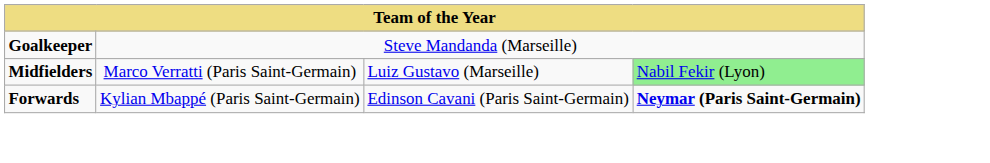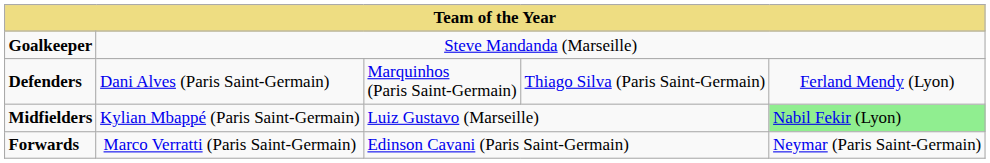+ row: (45, 81)
(230, 71) Marco Verratti (Paris Saint-Germain) -> (230, 117) Kylian Mbappé (Paris Saint-Germain)
(230, 98) Kylian Mbappé (Paris Saint-Germain) -> (230, 144) Marco Verratti (Paris Saint-Germain)
(749, 98) bold -> (877, 144) normal
